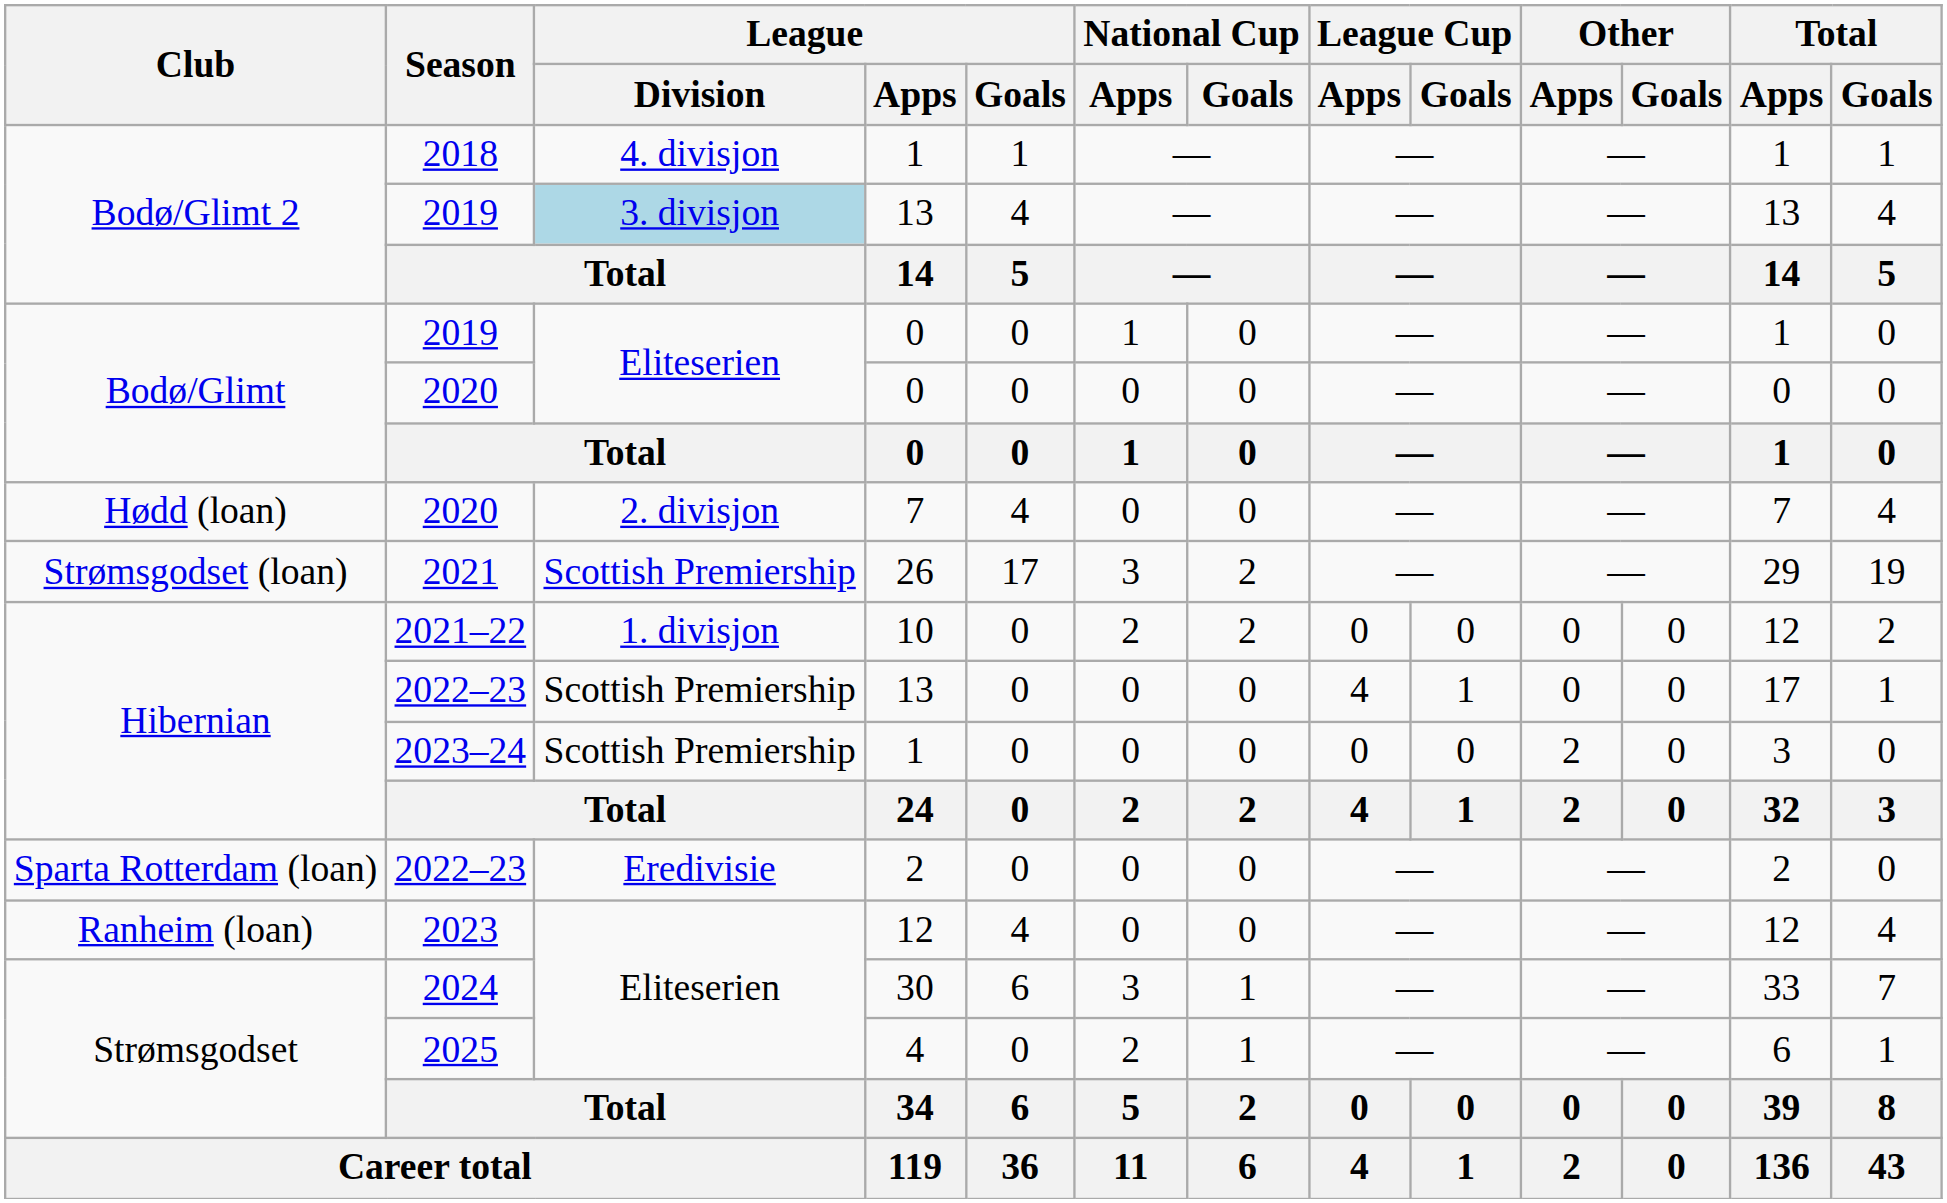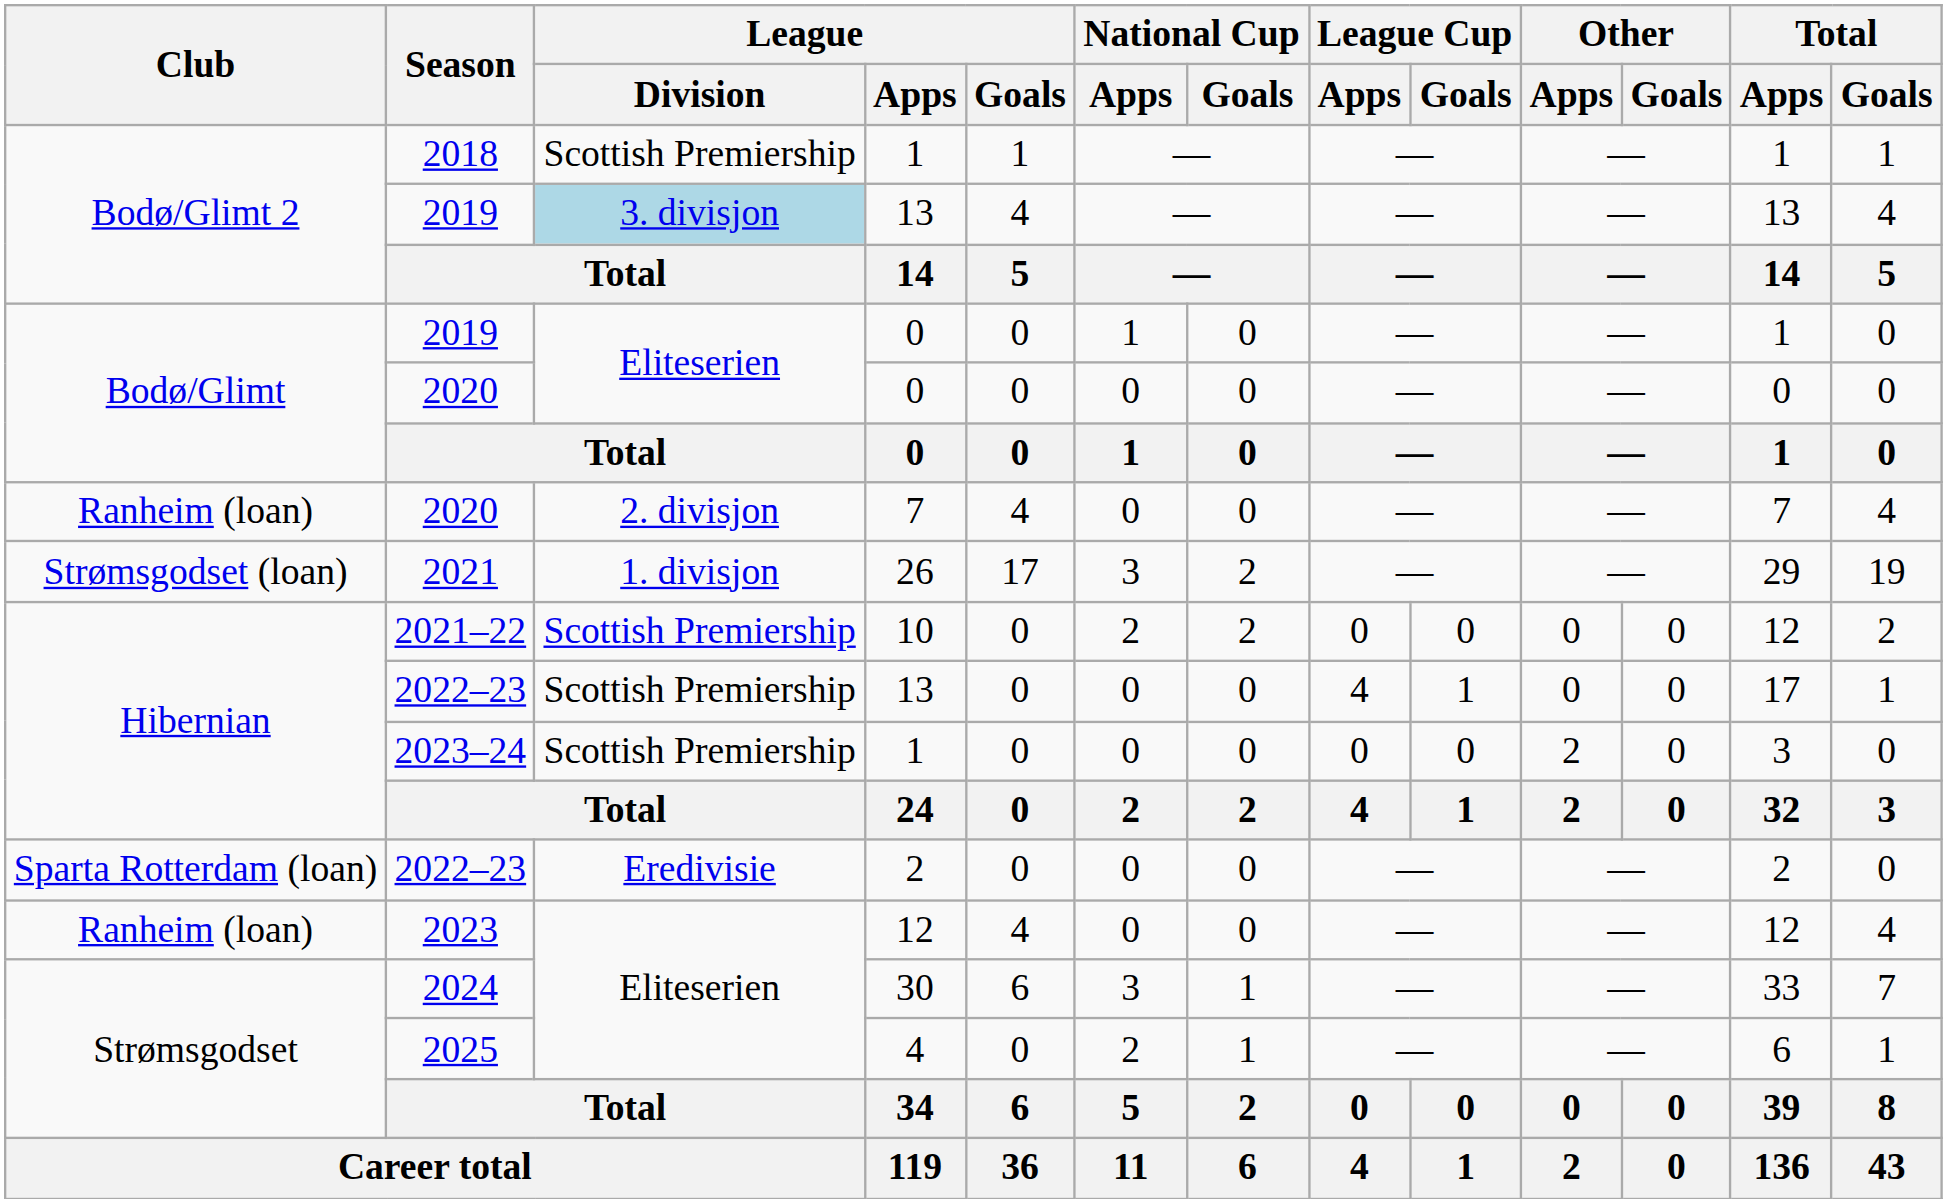(700, 153) 4. divisjon -> (700, 153) Scottish Premiership
(196, 511) Hødd (loan) -> (196, 511) Ranheim (loan)
(700, 570) Scottish Premiership -> (700, 570) 1. divisjon
(700, 630) 1. divisjon -> (700, 630) Scottish Premiership
